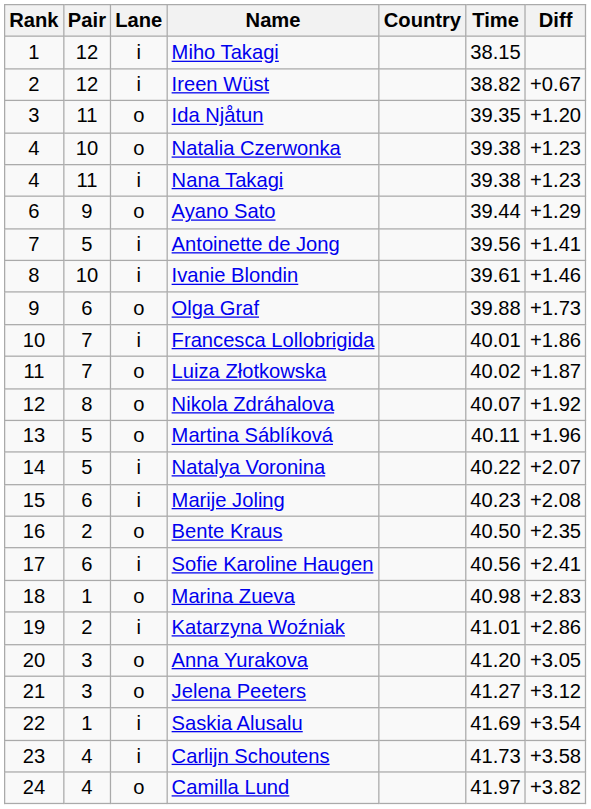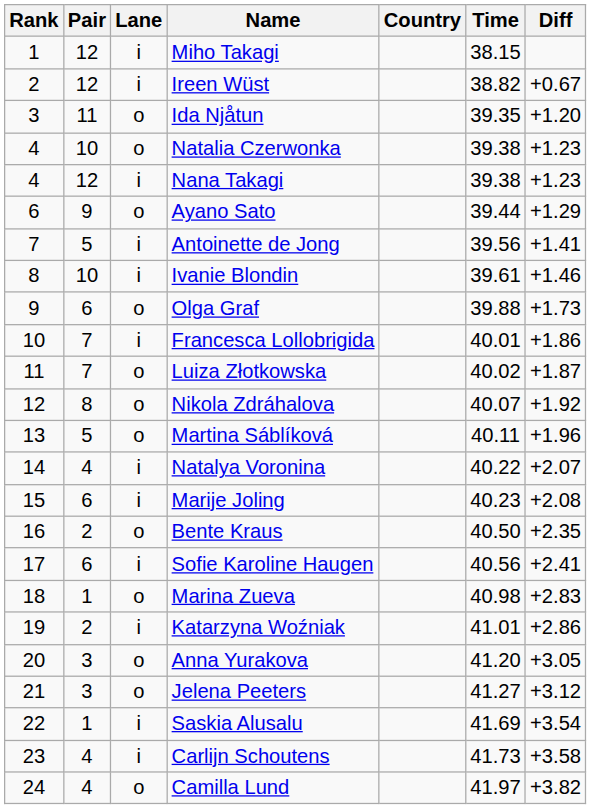(87, 180) 11 -> (87, 180) 12
(87, 468) 5 -> (87, 468) 4
